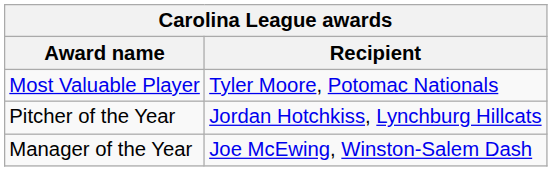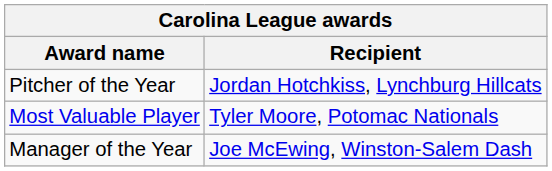rows swapped: (105, 85) <-> (92, 117)
